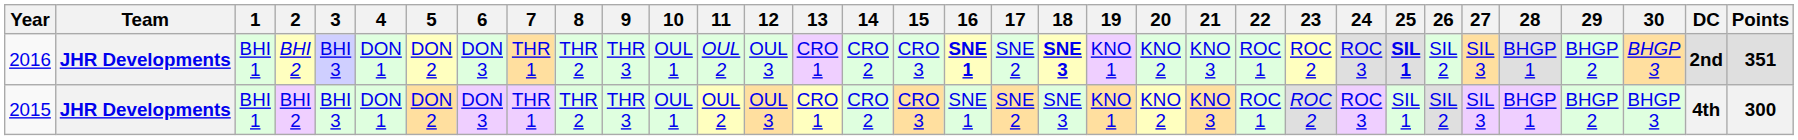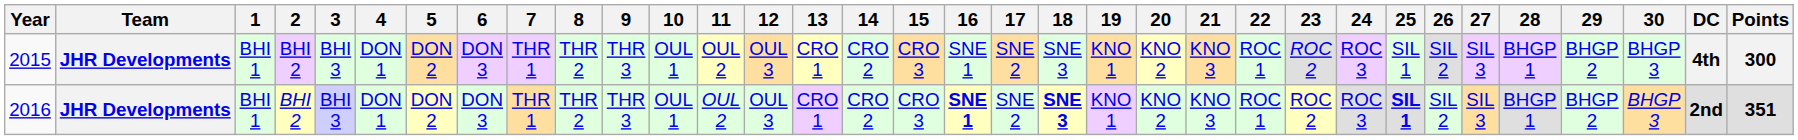rows swapped: (30, 109) <-> (30, 59)
